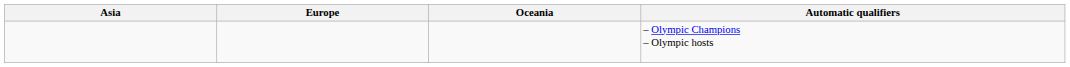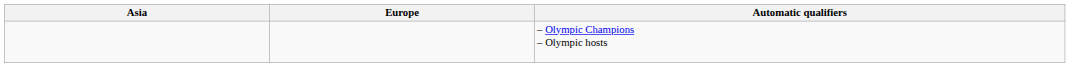- column: (535, 13)
